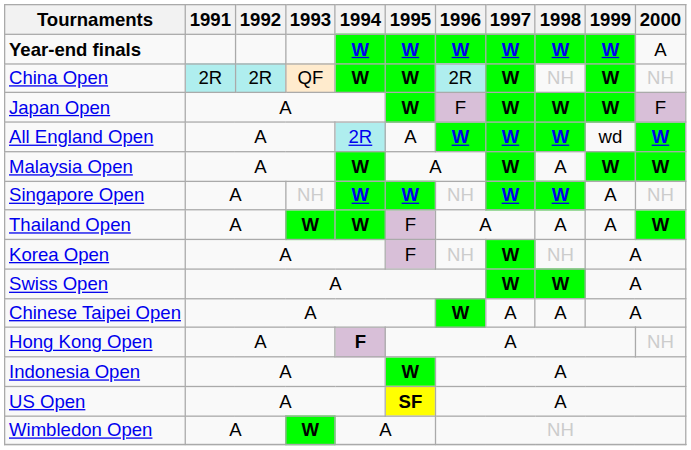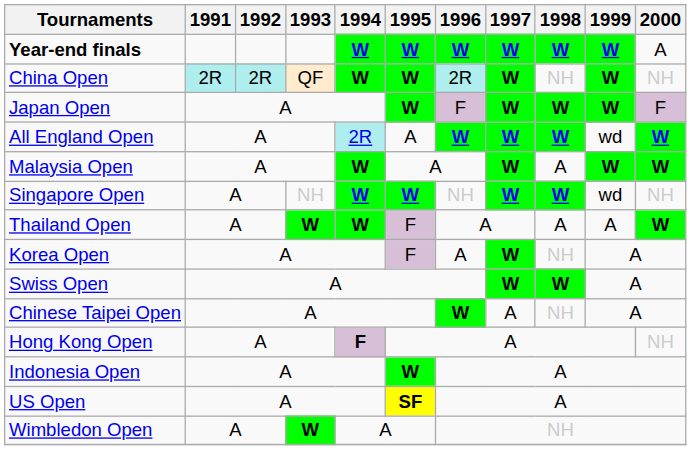(610, 196) A -> (610, 196) wd
(460, 254) NH -> (460, 254) A
(560, 313) A -> (560, 313) NH
